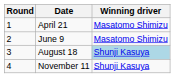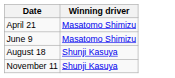- column: (20, 11)
(122, 52) lightblue background -> (90, 52) no background
